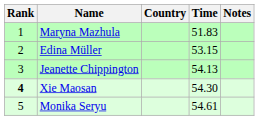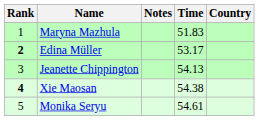columns swapped: (165, 13) <-> (237, 13)
(21, 50) normal -> (21, 50) bold
(205, 50) 53.15 -> (190, 50) 53.17
(205, 87) 54.30 -> (190, 87) 54.38
